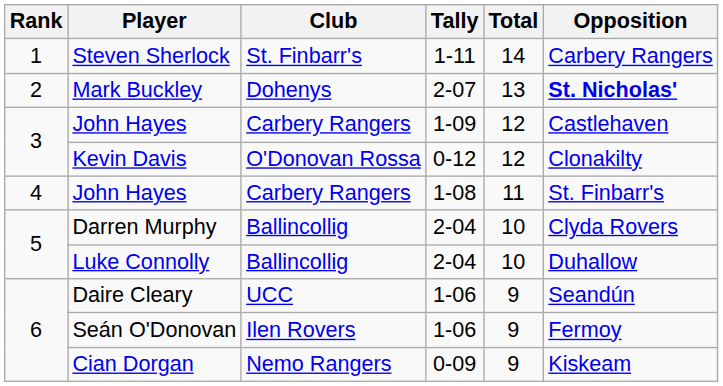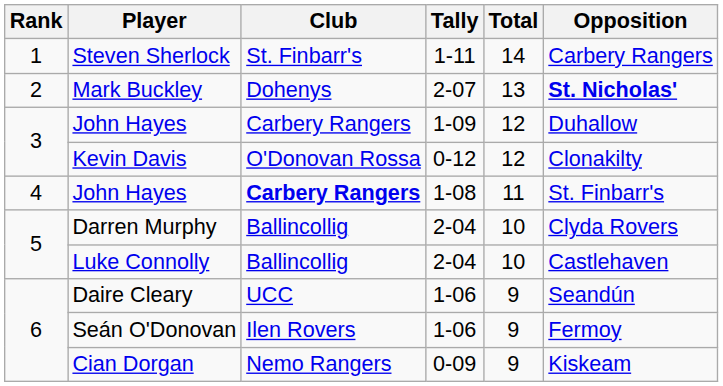(608, 124) Castlehaven -> (593, 124) Duhallow
(328, 192) normal -> (333, 192) bold
(593, 261) Duhallow -> (608, 261) Castlehaven
